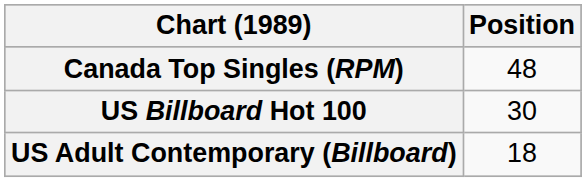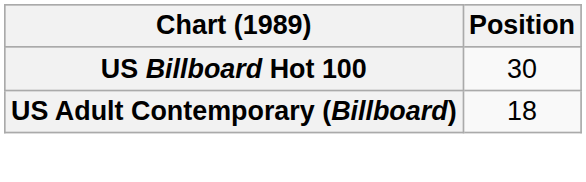- row: (234, 68)
